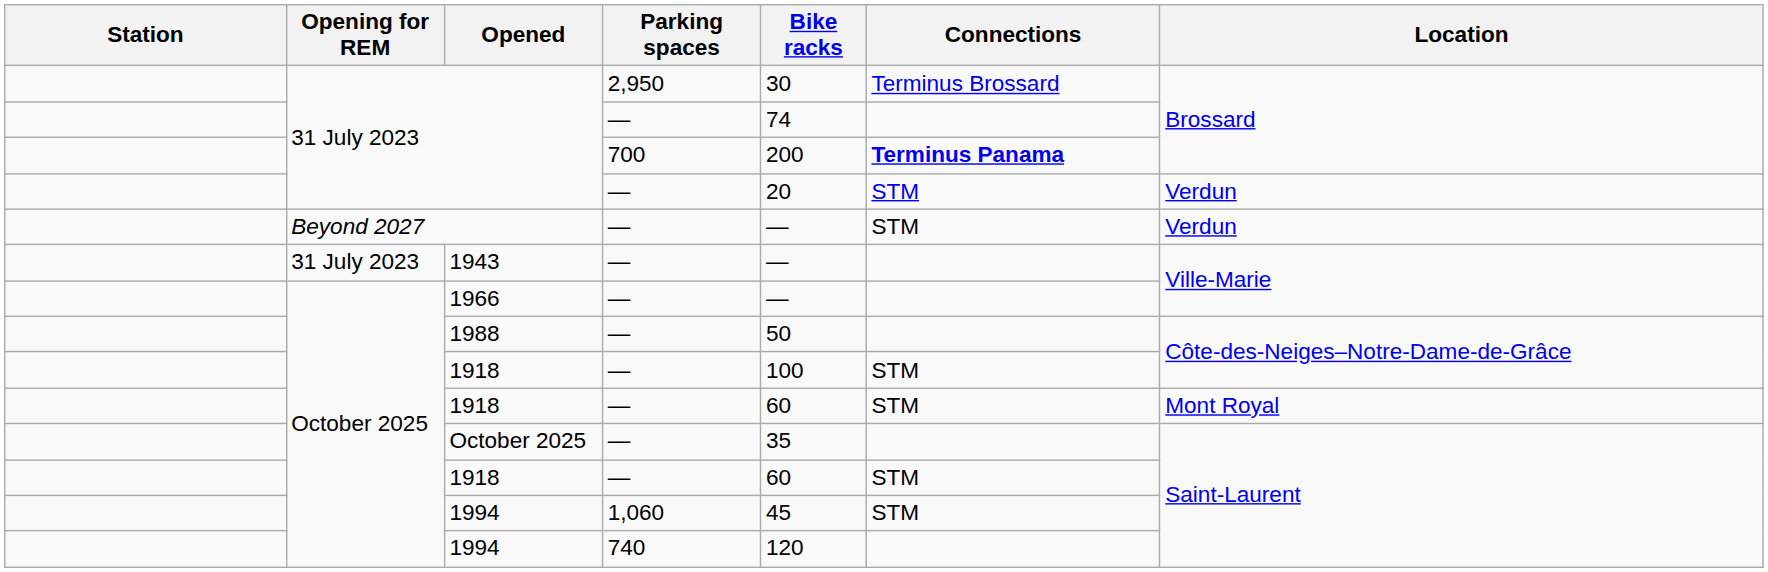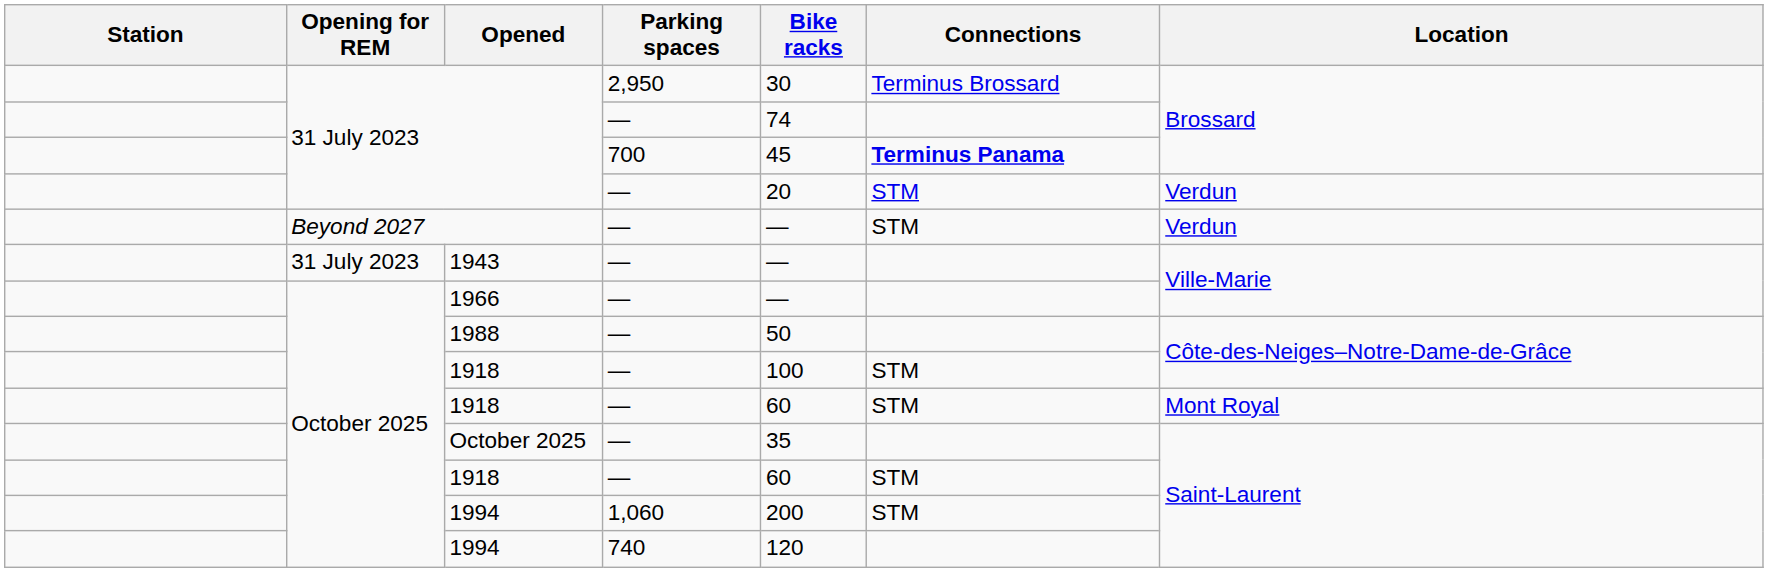(785, 155) 200 -> (778, 155) 45
(778, 512) 45 -> (785, 512) 200
